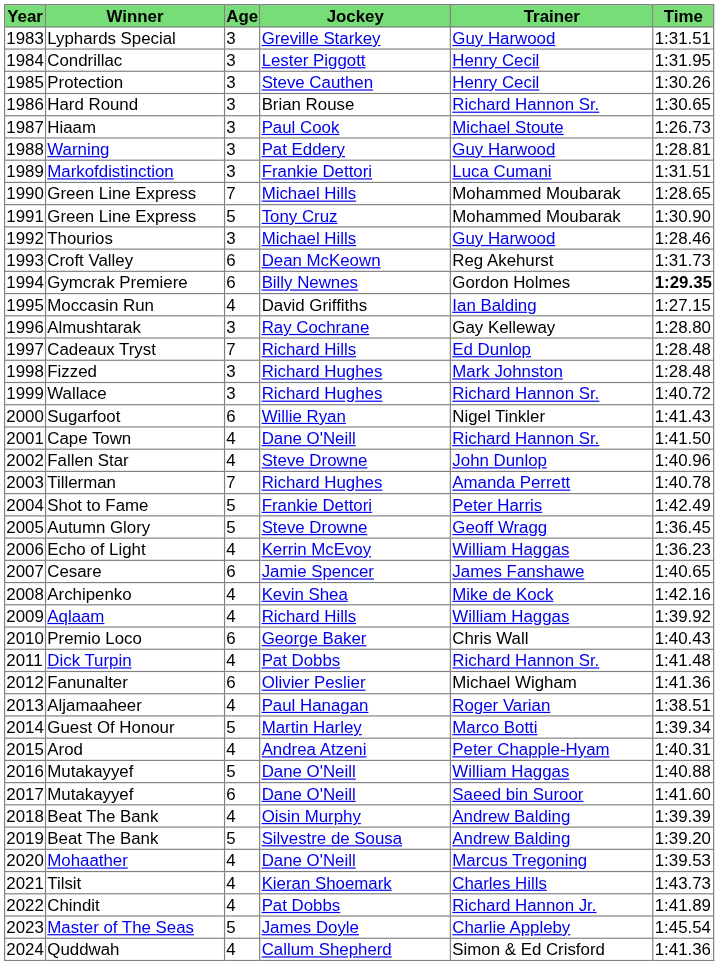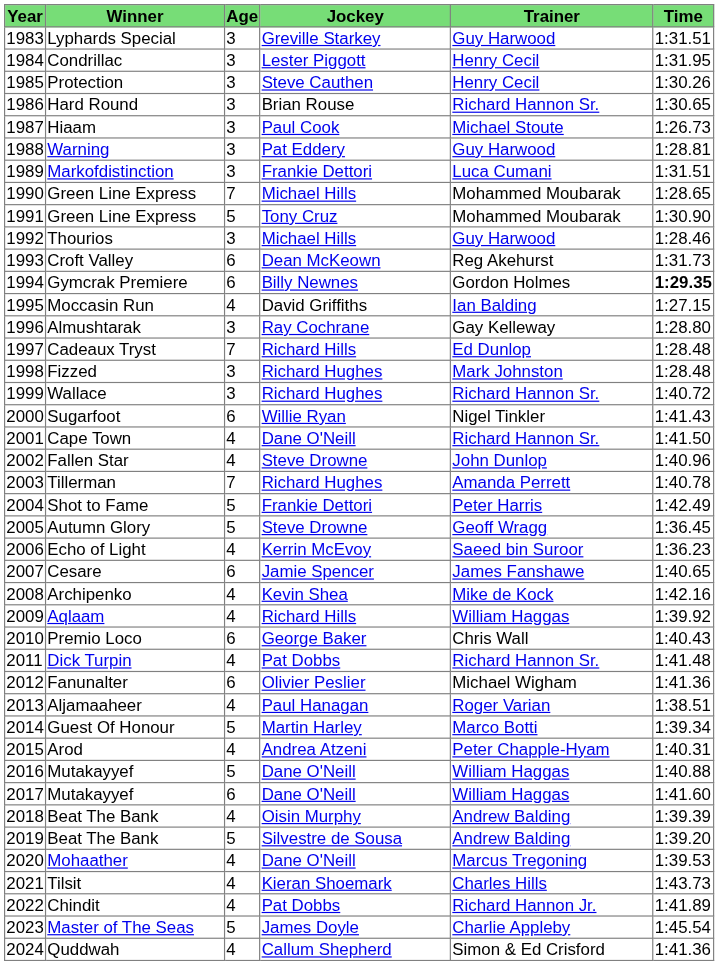(511, 549) William Haggas -> (518, 549) Saeed bin Suroor
(518, 794) Saeed bin Suroor -> (511, 794) William Haggas
